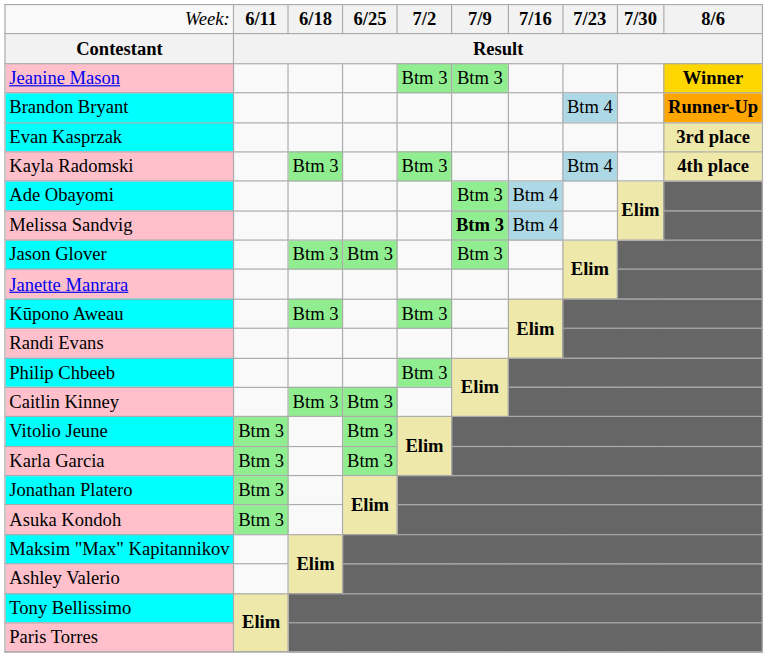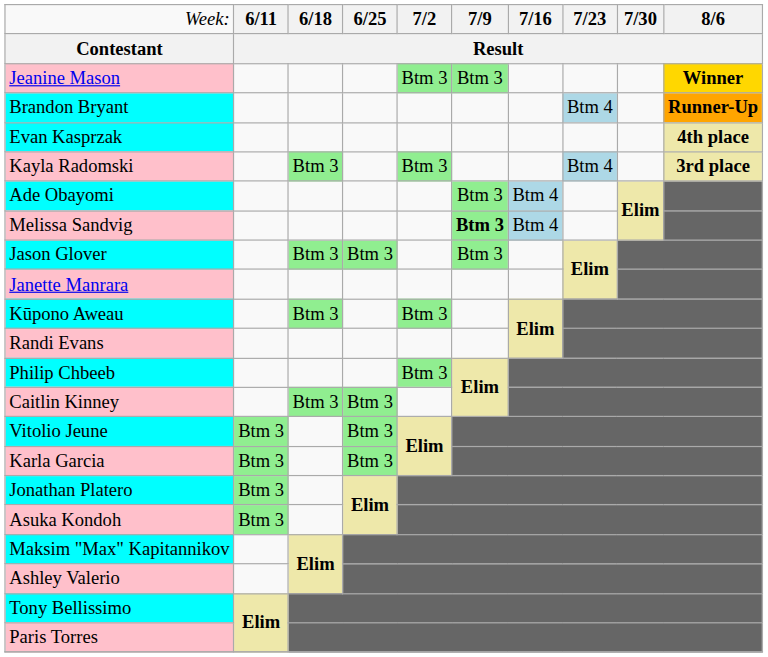(713, 136) 3rd place -> (713, 136) 4th place
(713, 166) 4th place -> (713, 166) 3rd place
